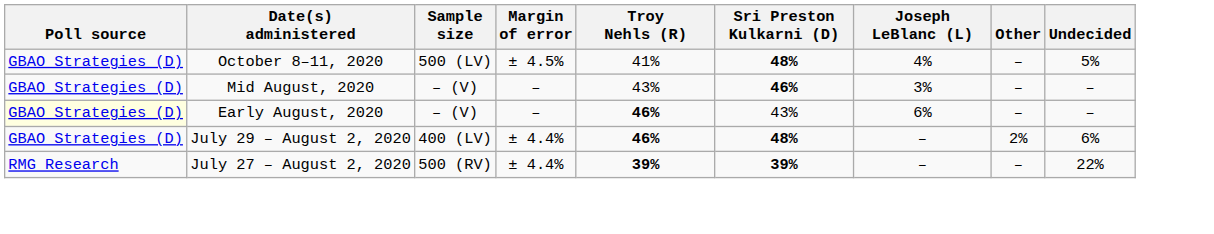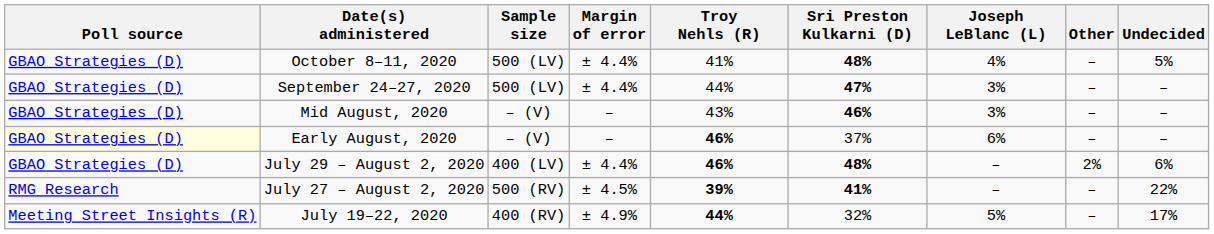(536, 61) ± 4.5% -> (609, 61) ± 4.4%
+ row: (374, 87)
(784, 113) 43% -> (857, 139) 37%
(536, 164) ± 4.4% -> (609, 190) ± 4.5%
(784, 164) 39% -> (857, 190) 41%
+ row: (374, 216)
